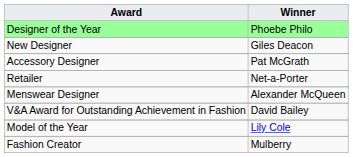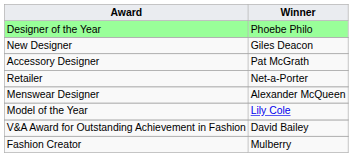rows swapped: (47, 128) <-> (126, 111)
